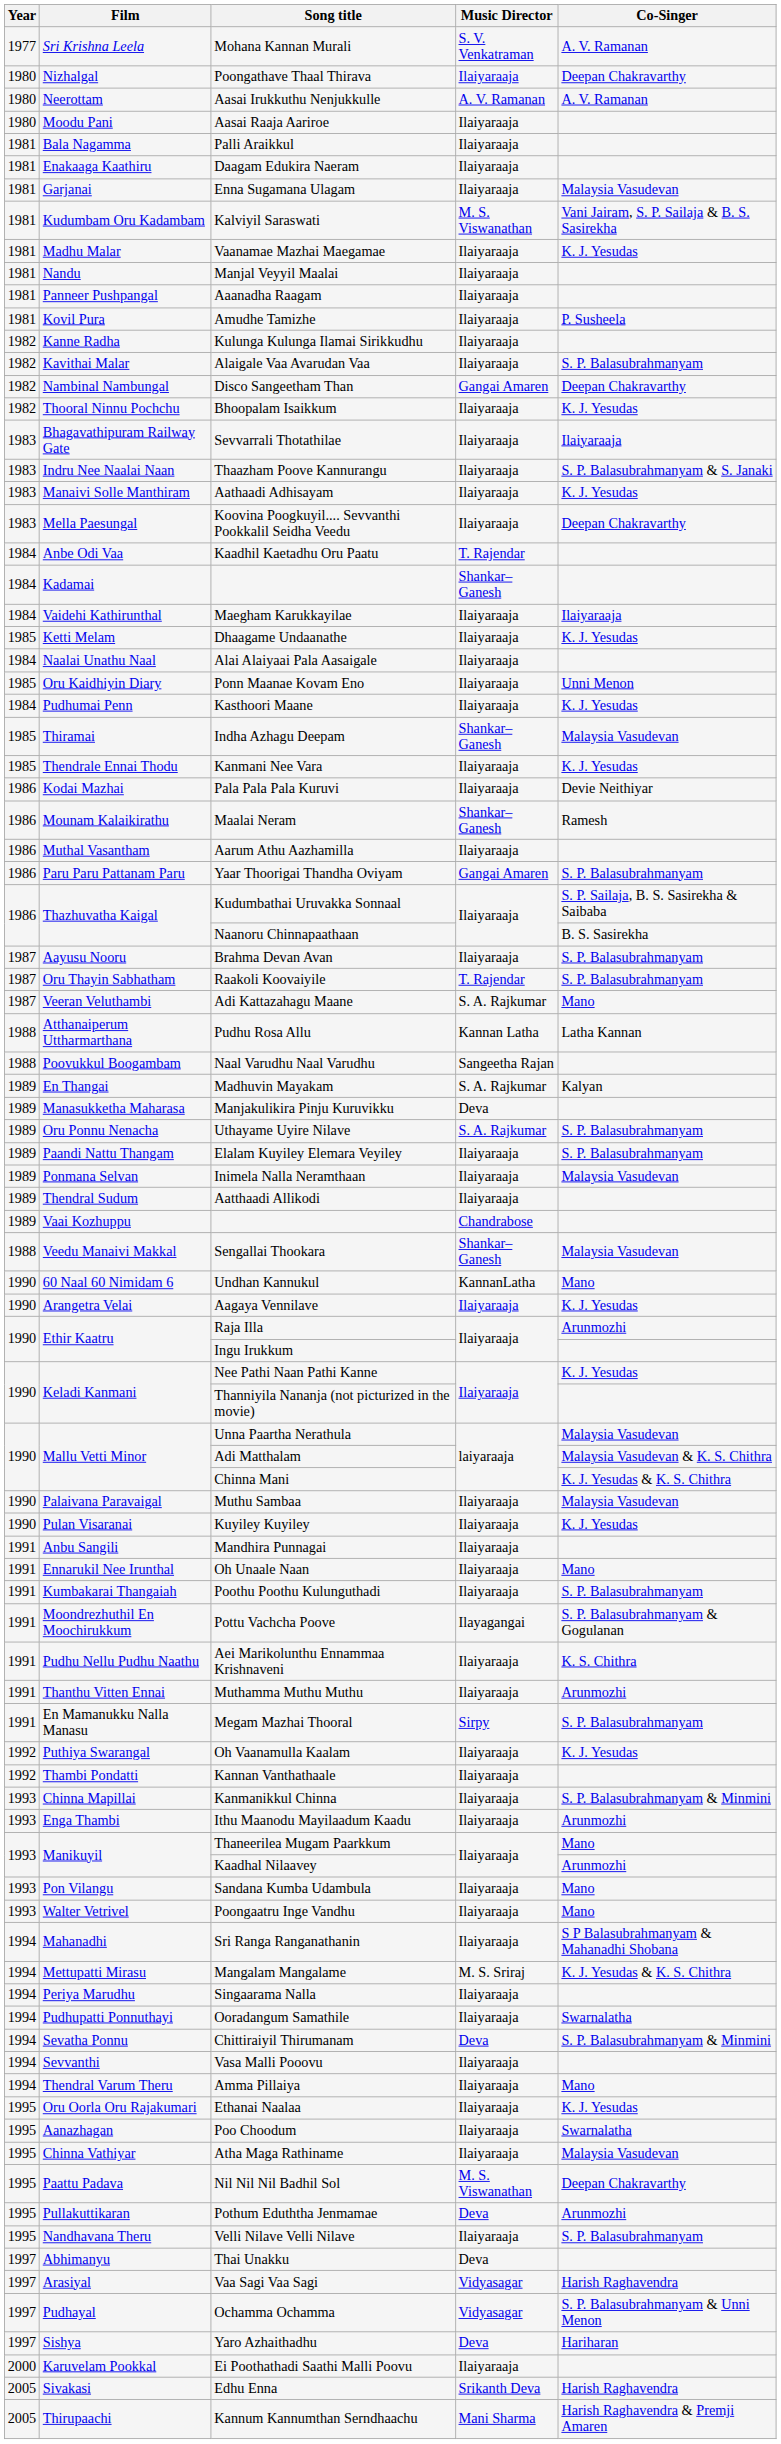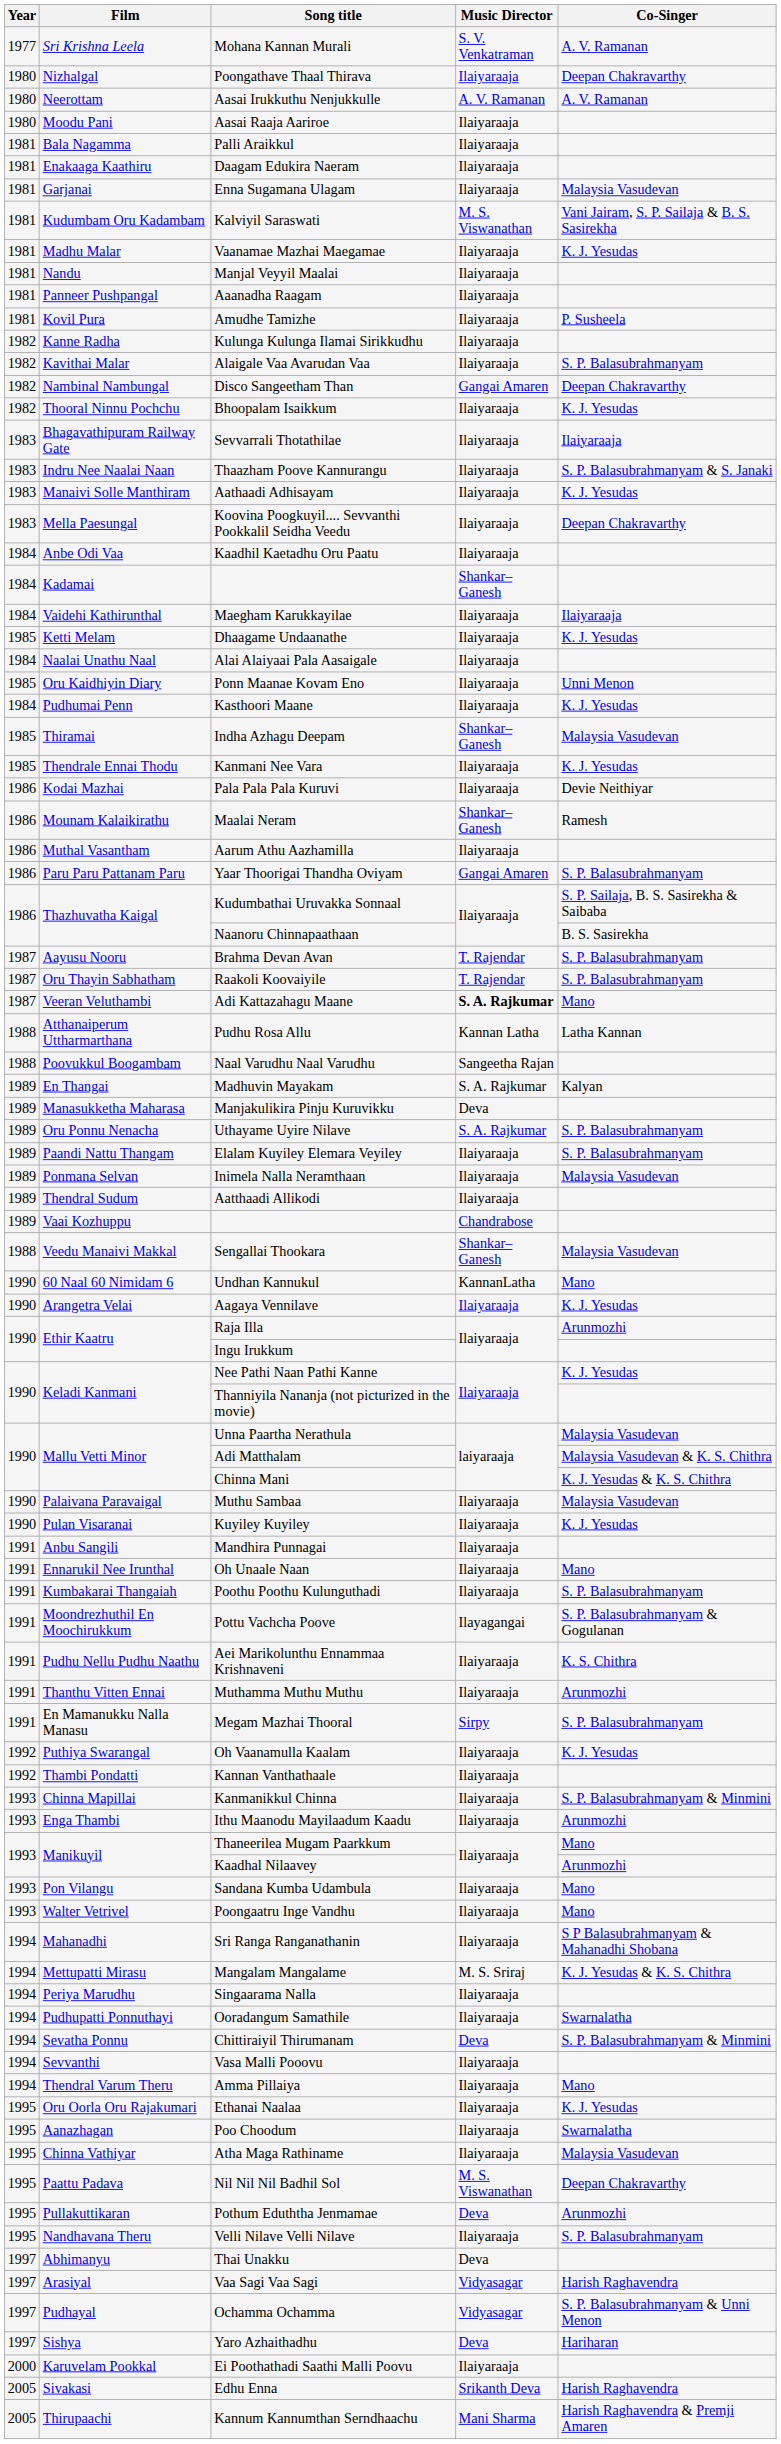(492, 554) T. Rajendar -> (489, 554) Ilaiyaraaja
(489, 956) Ilaiyaraaja -> (492, 956) T. Rajendar
(502, 1002) normal -> (506, 1002) bold
